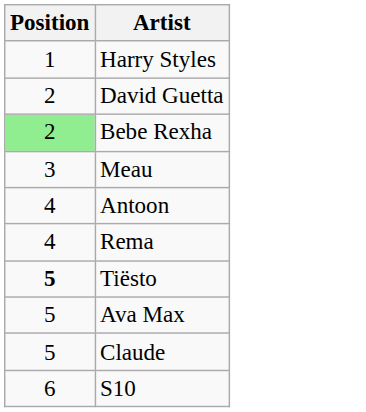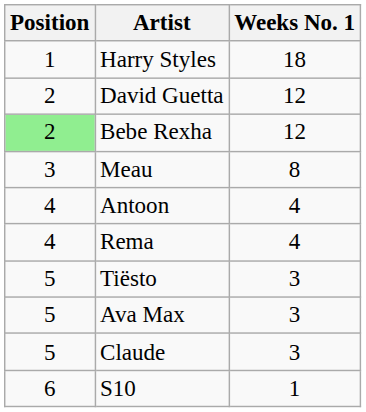+ column: (295, 22)
(50, 278) bold -> (50, 278) normal
